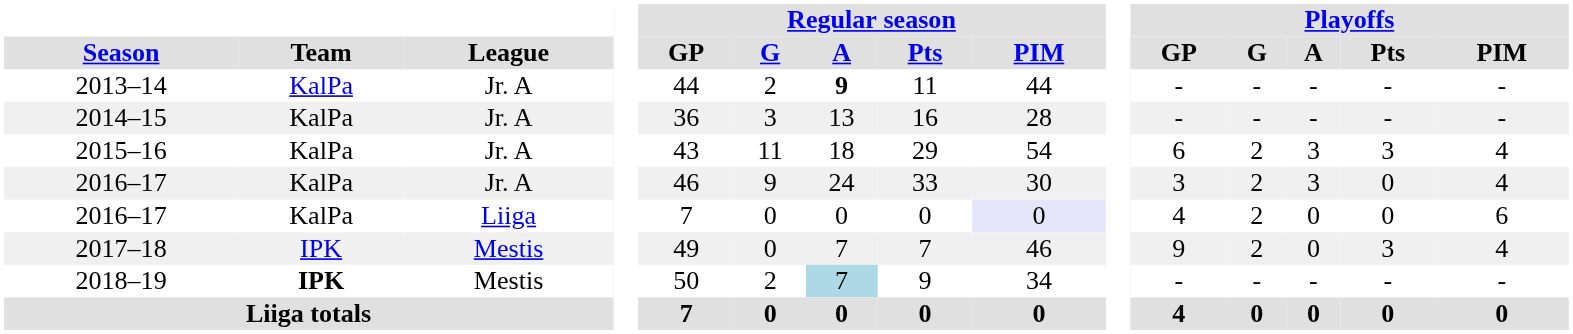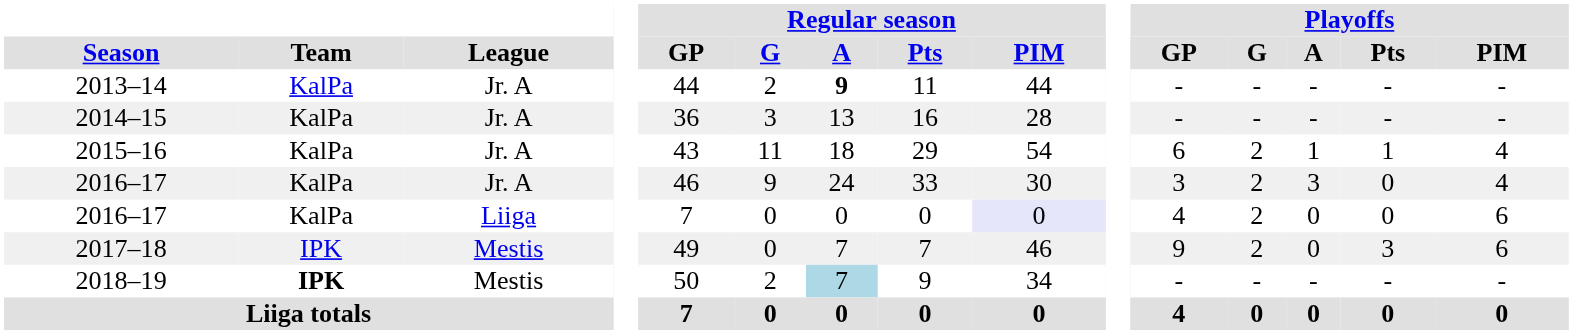(1313, 150) 3 -> (1313, 150) 1
(1388, 150) 3 -> (1388, 150) 1
(1502, 248) 4 -> (1502, 248) 6
